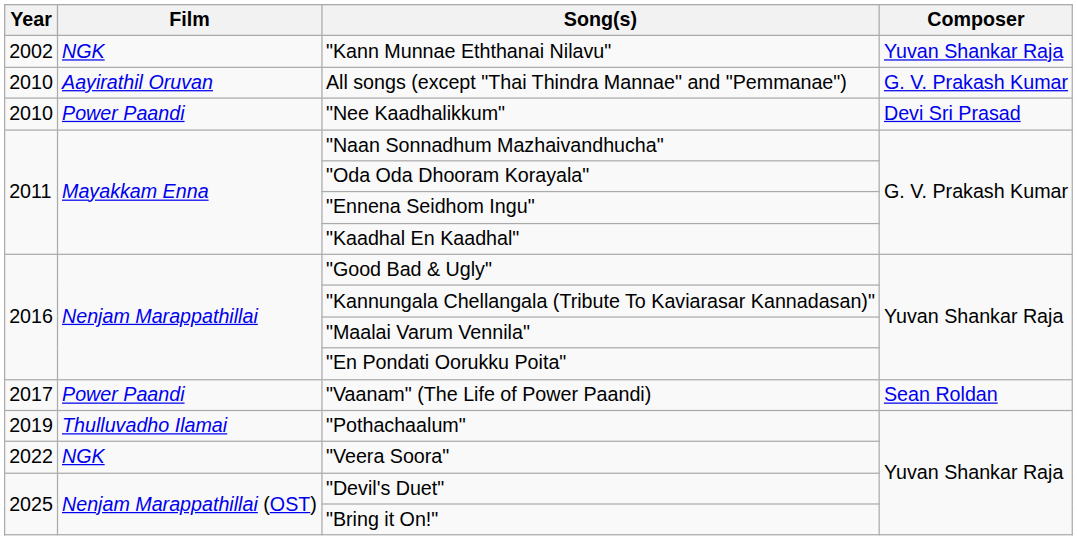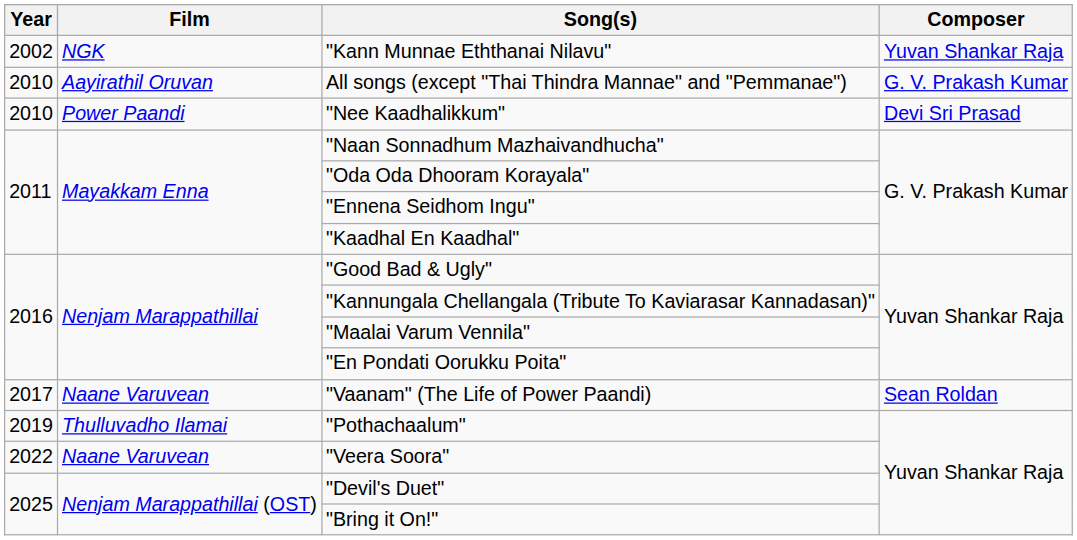(123, 394) Power Paandi -> (135, 394) Naane Varuvean
(83, 457) NGK -> (135, 457) Naane Varuvean
